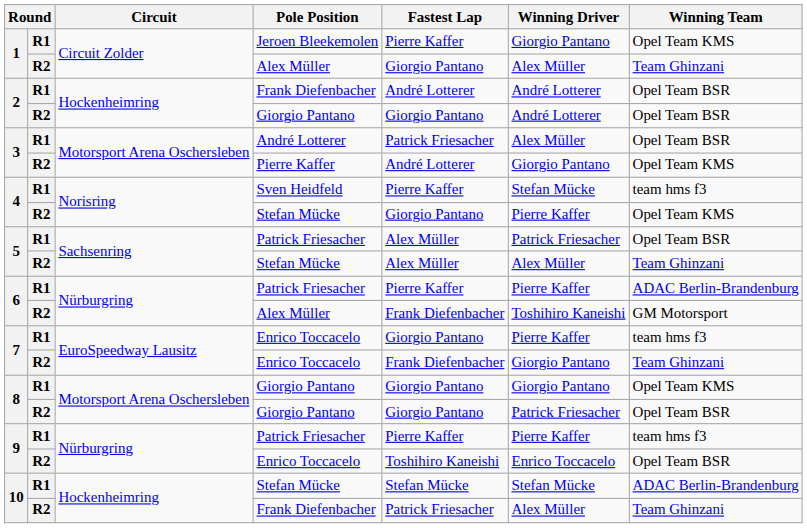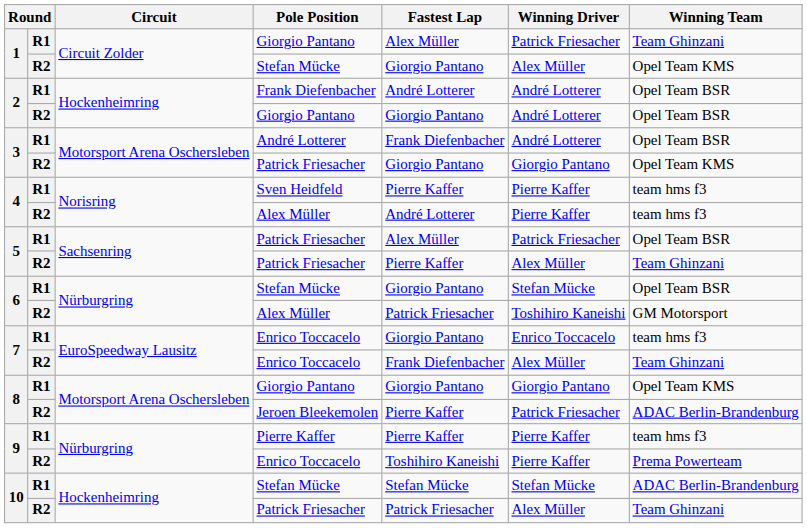(317, 41) Jeroen Bleekemolen -> (306, 41) Giorgio Pantano
(424, 41) Pierre Kaffer -> (422, 41) Alex Müller
(561, 41) Giorgio Pantano -> (566, 41) Patrick Friesacher
(683, 41) Opel Team KMS -> (678, 41) Team Ghinzani
(293, 65) Alex Müller -> (298, 65) Stefan Mücke
(678, 65) Team Ghinzani -> (683, 65) Opel Team KMS
(439, 139) Patrick Friesacher -> (445, 139) Frank Diefenbacher
(548, 139) Alex Müller -> (556, 139) André Lotterer
(296, 164) Pierre Kaffer -> (311, 164) Patrick Friesacher
(430, 164) André Lotterer -> (434, 164) Giorgio Pantano
(553, 189) Stefan Mücke -> (551, 189) Pierre Kaffer
(298, 213) Stefan Mücke -> (293, 213) Alex Müller
(434, 213) Giorgio Pantano -> (430, 213) André Lotterer
(683, 213) Opel Team KMS -> (670, 213) team hms f3
(298, 263) Stefan Mücke -> (311, 263) Patrick Friesacher
(422, 263) Alex Müller -> (424, 263) Pierre Kaffer
(311, 287) Patrick Friesacher -> (298, 287) Stefan Mücke
(424, 287) Pierre Kaffer -> (434, 287) Giorgio Pantano
(551, 287) Pierre Kaffer -> (553, 287) Stefan Mücke
(716, 287) ADAC Berlin-Brandenburg -> (681, 287) Opel Team BSR
(445, 312) Frank Diefenbacher -> (439, 312) Patrick Friesacher
(551, 337) Pierre Kaffer -> (563, 337) Enrico Toccacelo
(561, 361) Giorgio Pantano -> (548, 361) Alex Müller
(306, 411) Giorgio Pantano -> (317, 411) Jeroen Bleekemolen
(434, 411) Giorgio Pantano -> (424, 411) Pierre Kaffer
(681, 411) Opel Team BSR -> (716, 411) ADAC Berlin-Brandenburg
(311, 436) Patrick Friesacher -> (296, 436) Pierre Kaffer
(563, 460) Enrico Toccacelo -> (551, 460) Pierre Kaffer
(681, 460) Opel Team BSR -> (687, 460) Prema Powerteam
(316, 510) Frank Diefenbacher -> (311, 510) Patrick Friesacher
